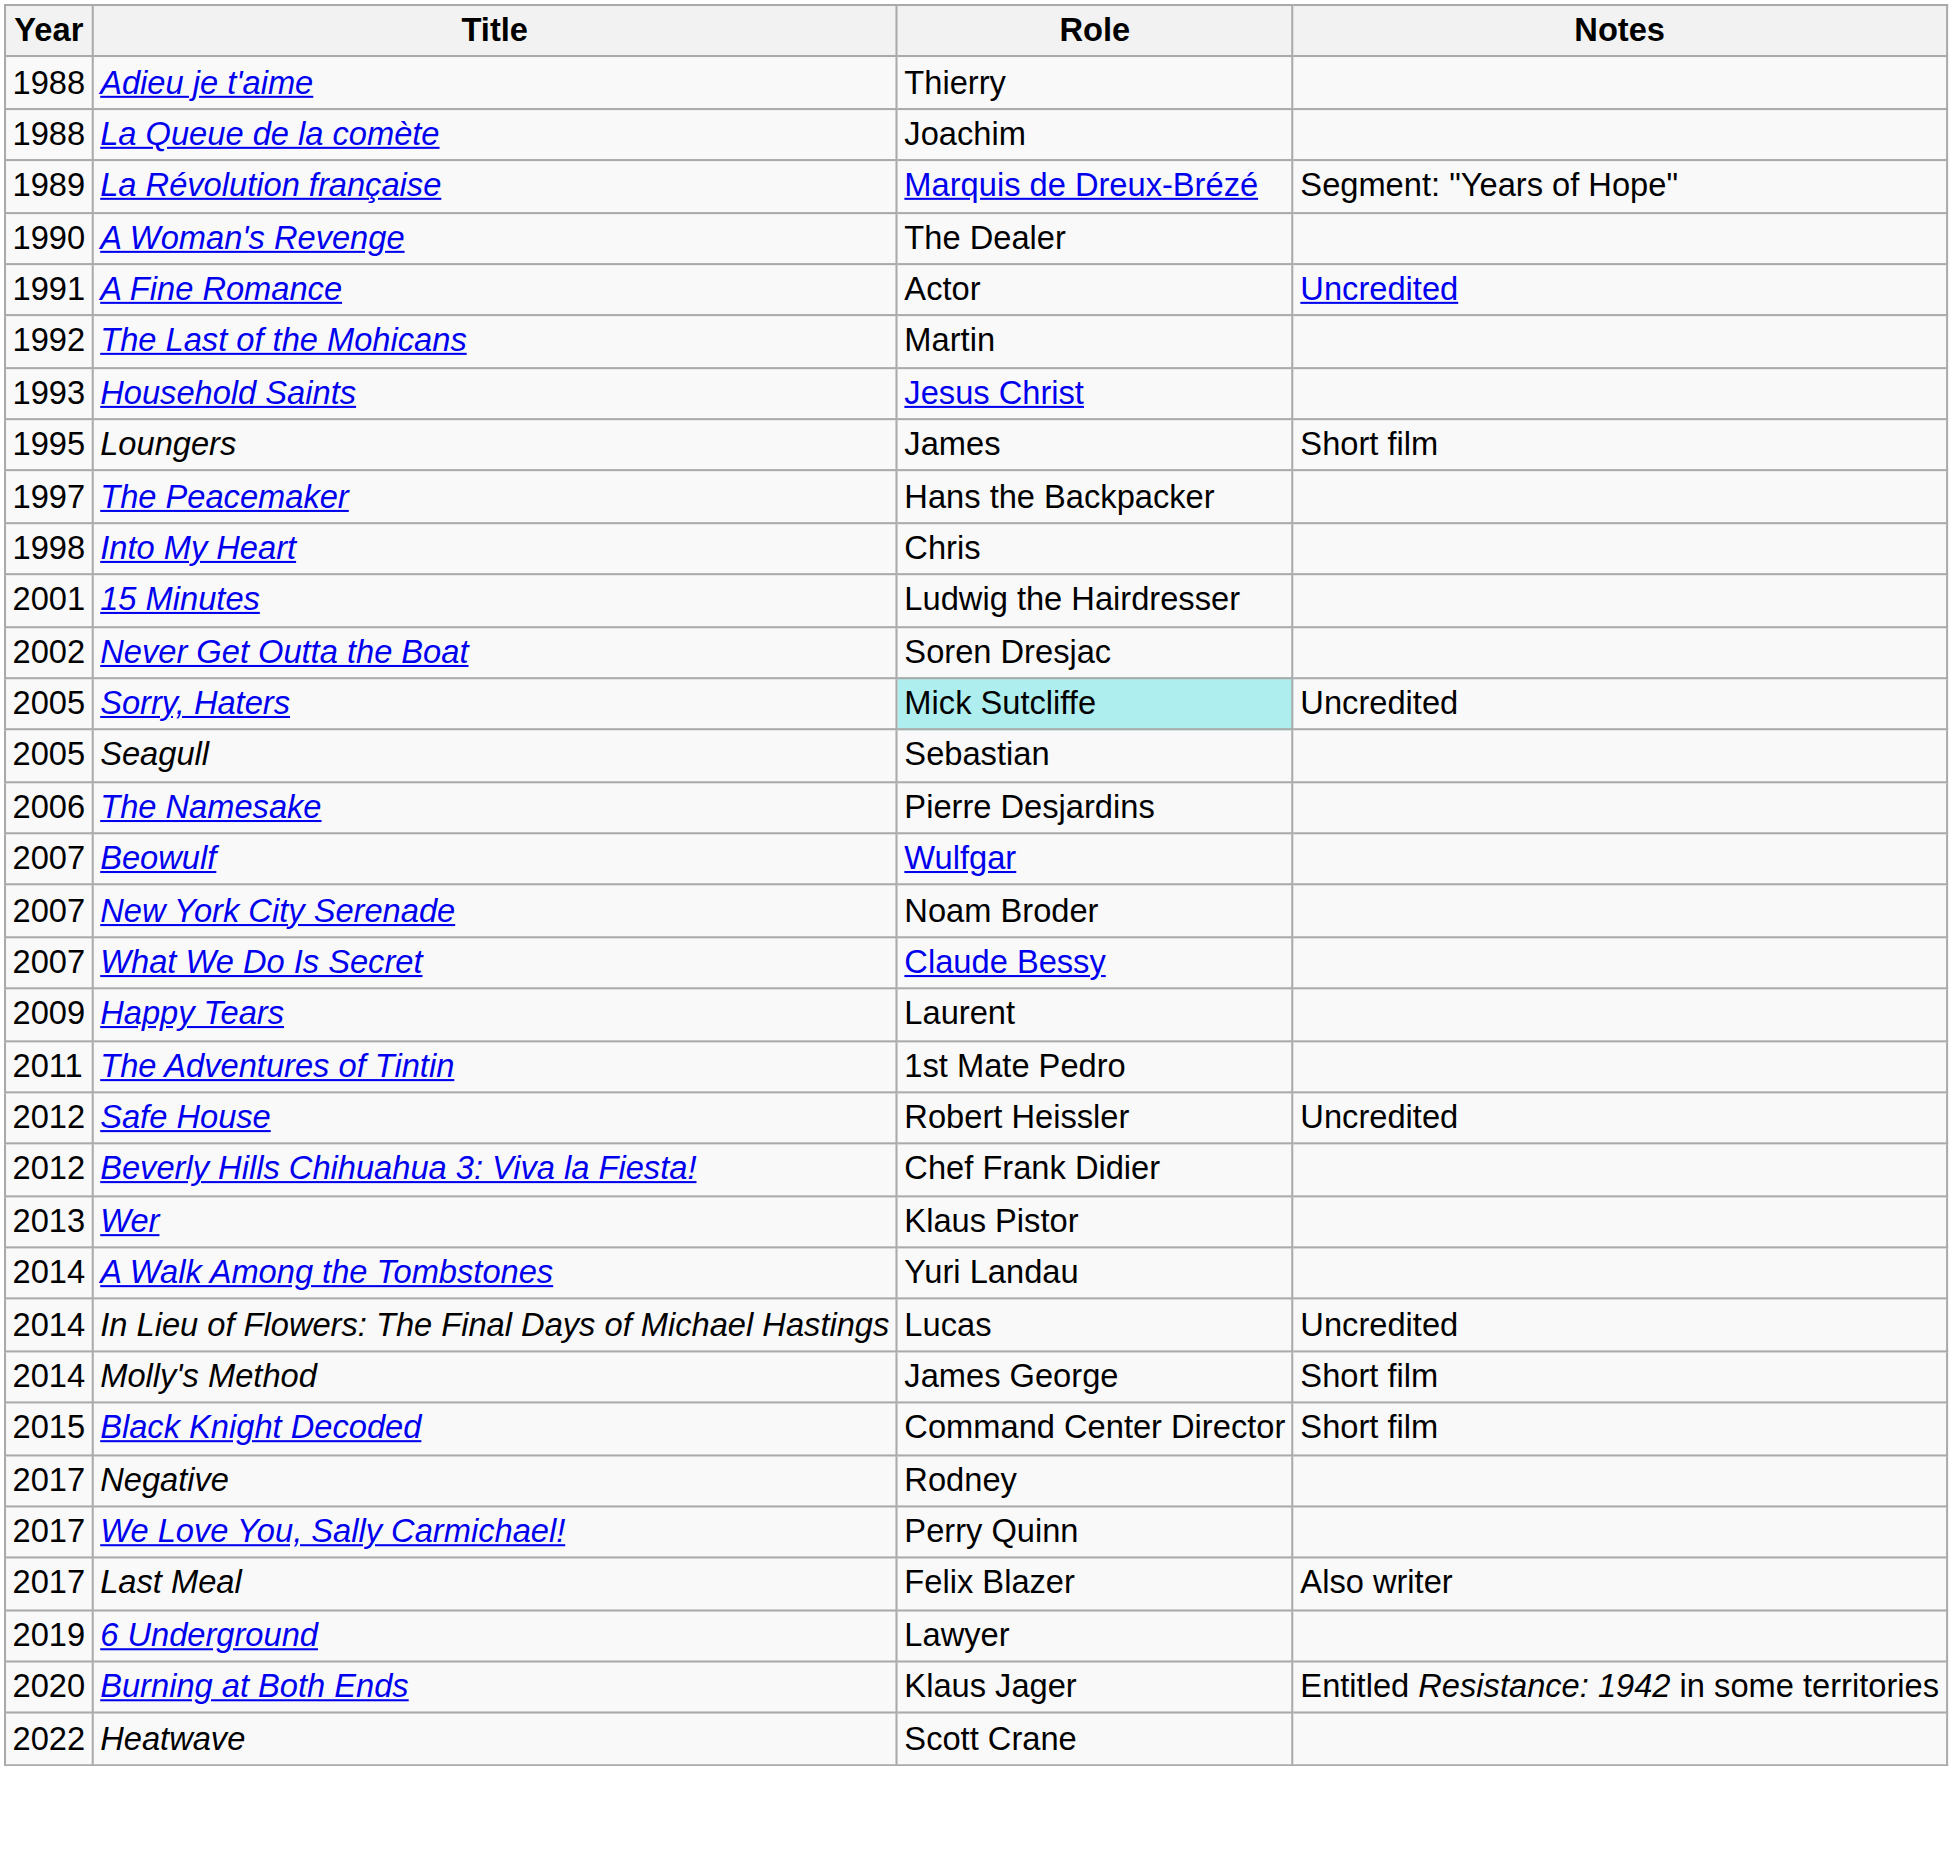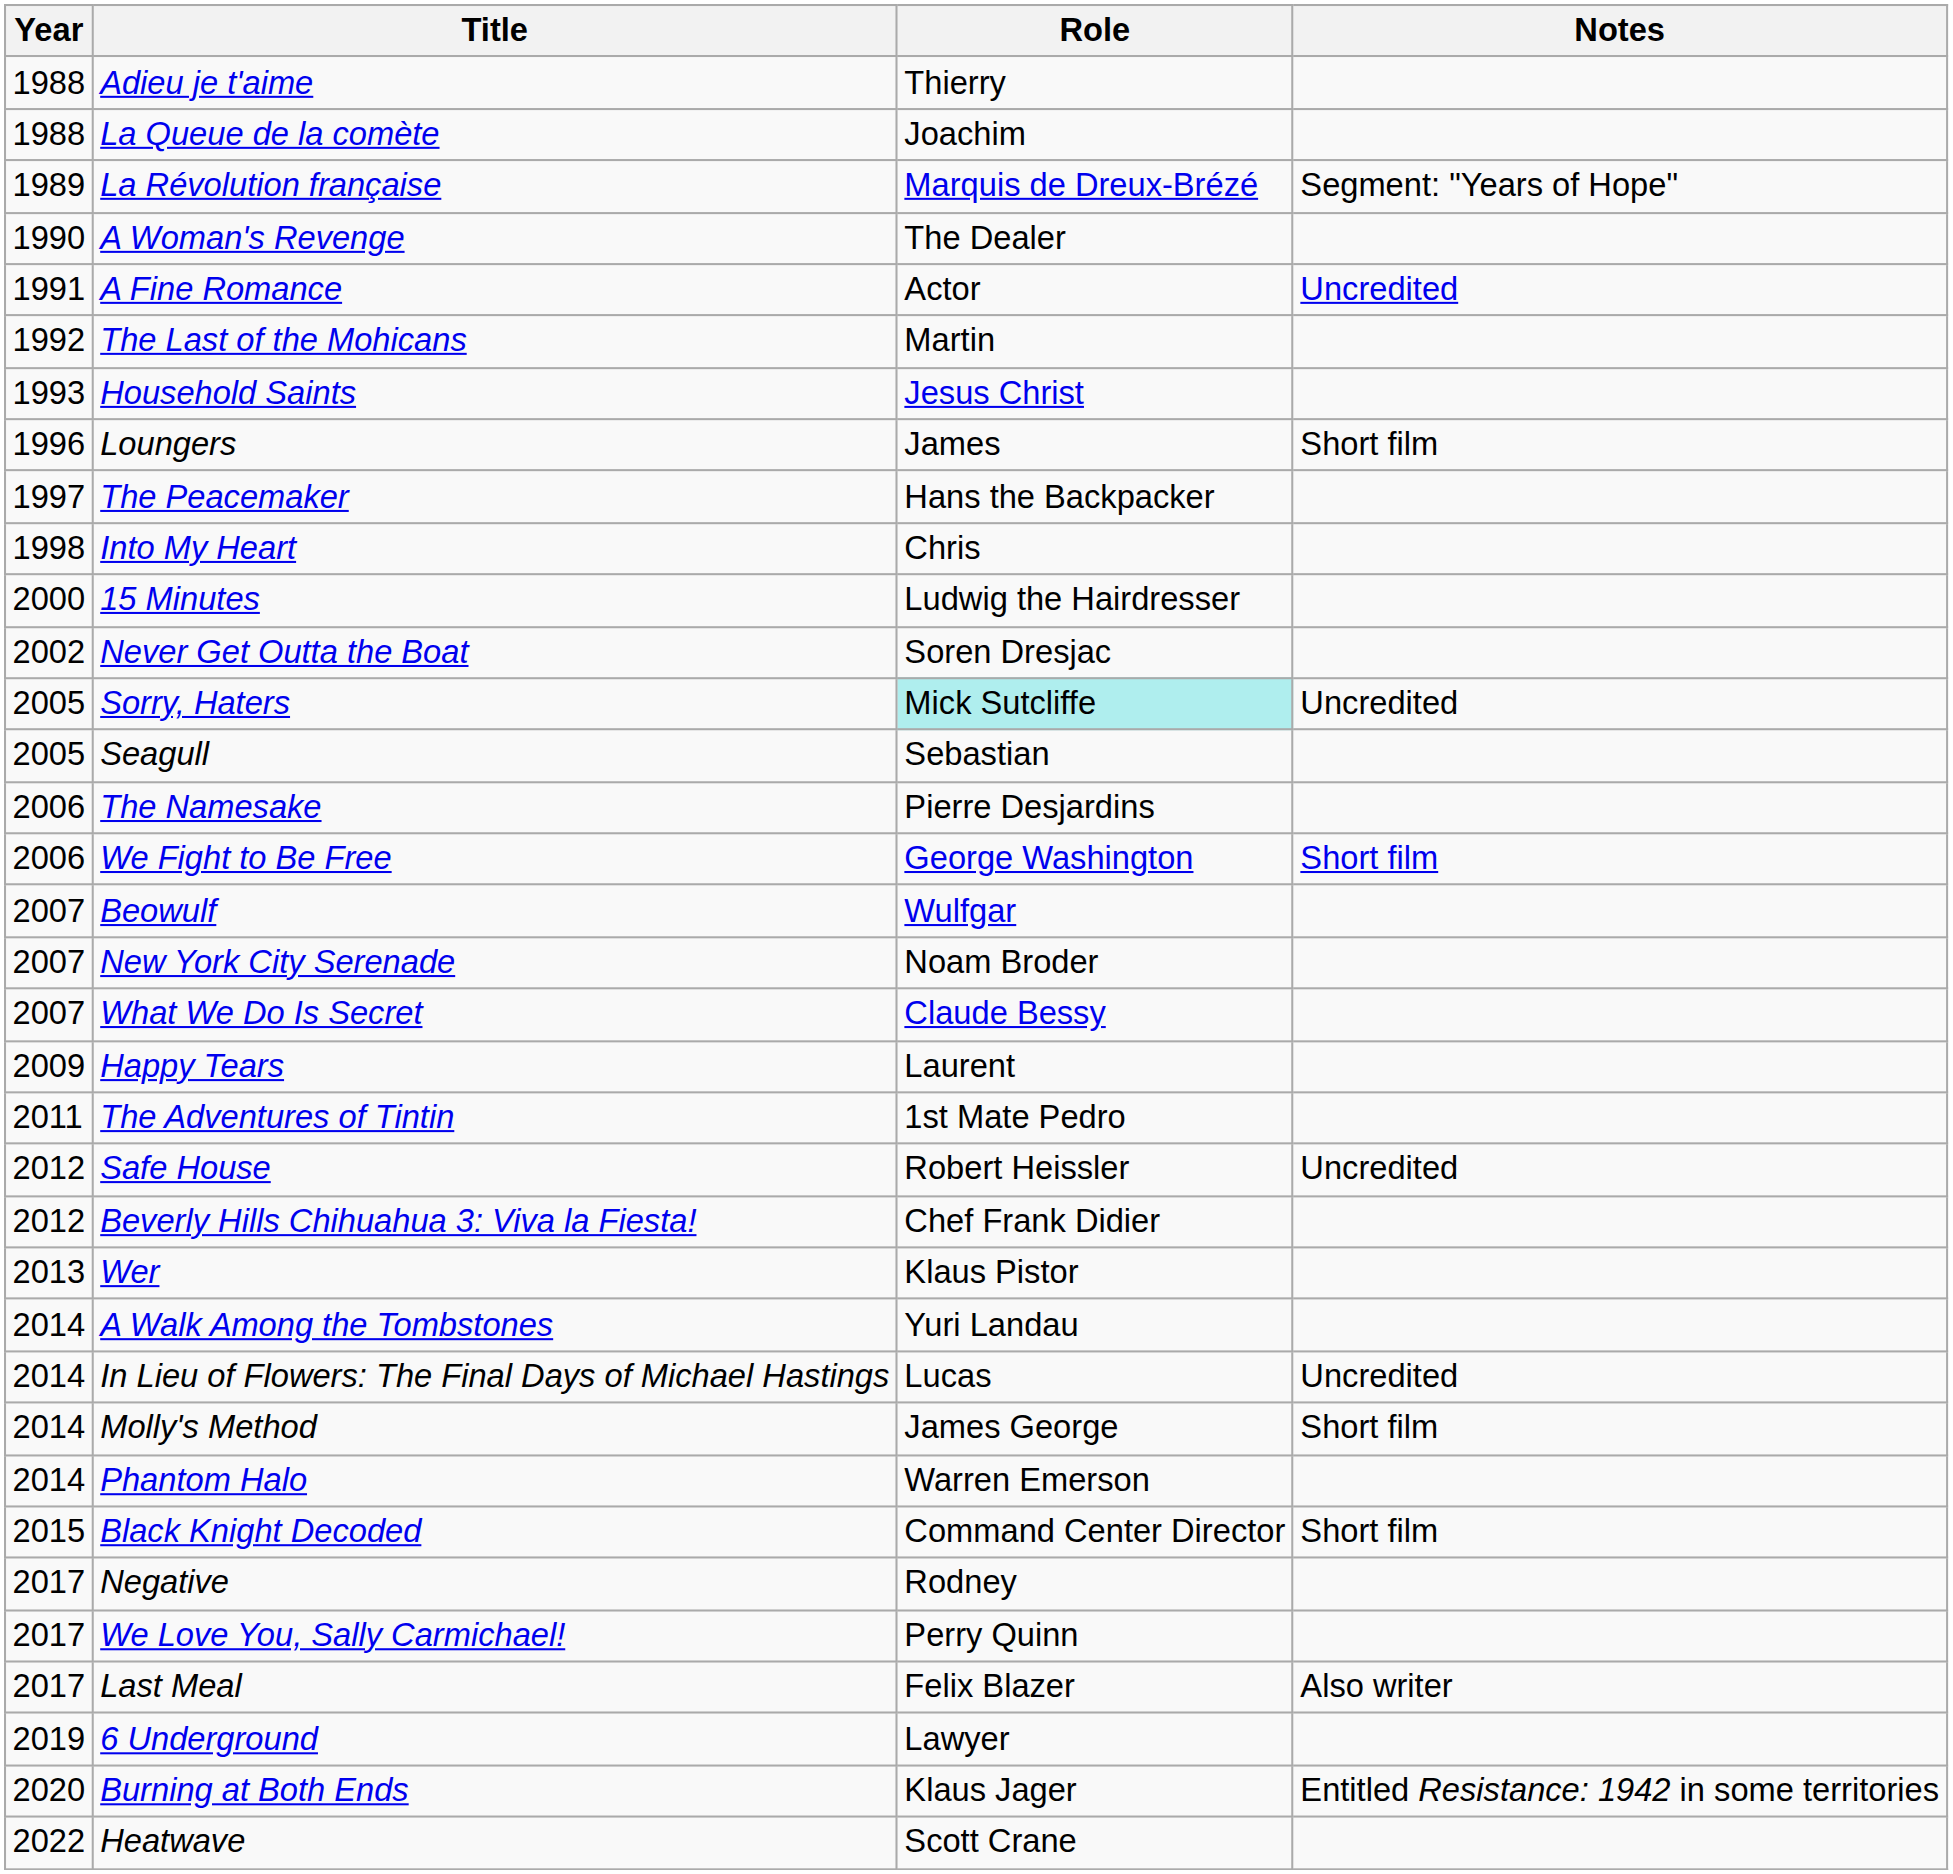(49, 444) 1995 -> (49, 444) 1996
(49, 599) 2001 -> (49, 599) 2000
+ row: (246, 858)
+ row: (204, 1479)
